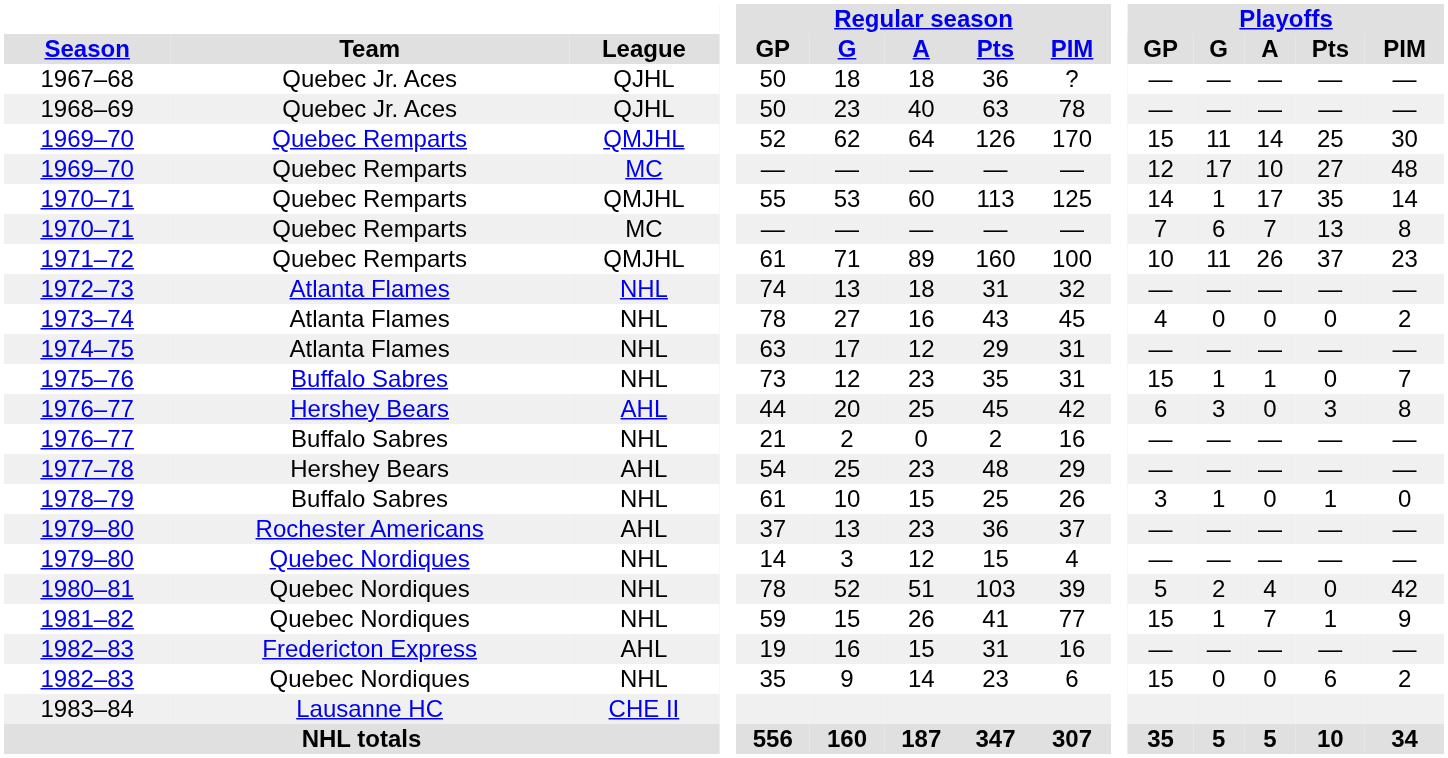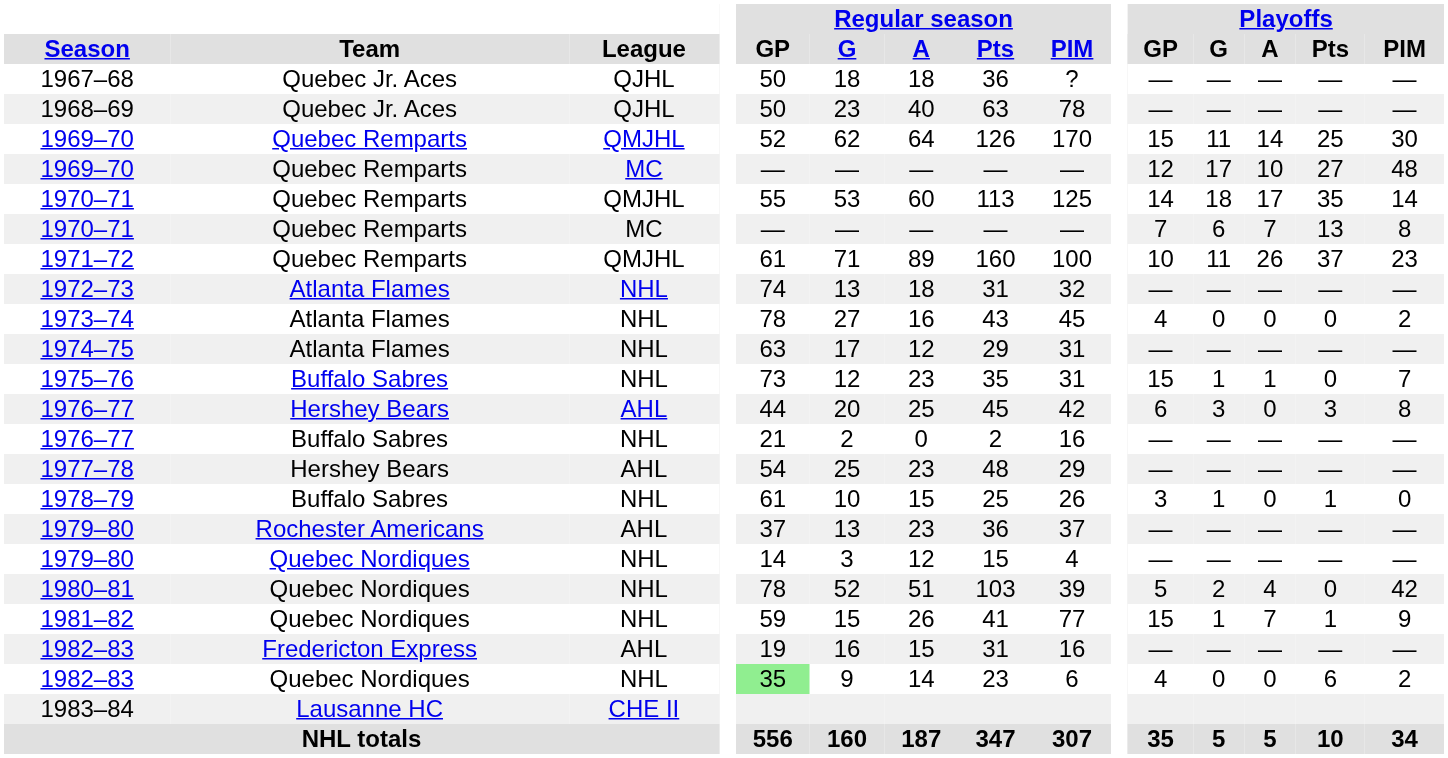(1219, 198) 1 -> (1219, 198) 18
(773, 678) no background -> (773, 678) lightgreen background
(1161, 678) 15 -> (1161, 678) 4
